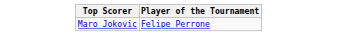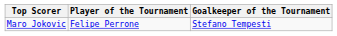+ column: (261, 11)
